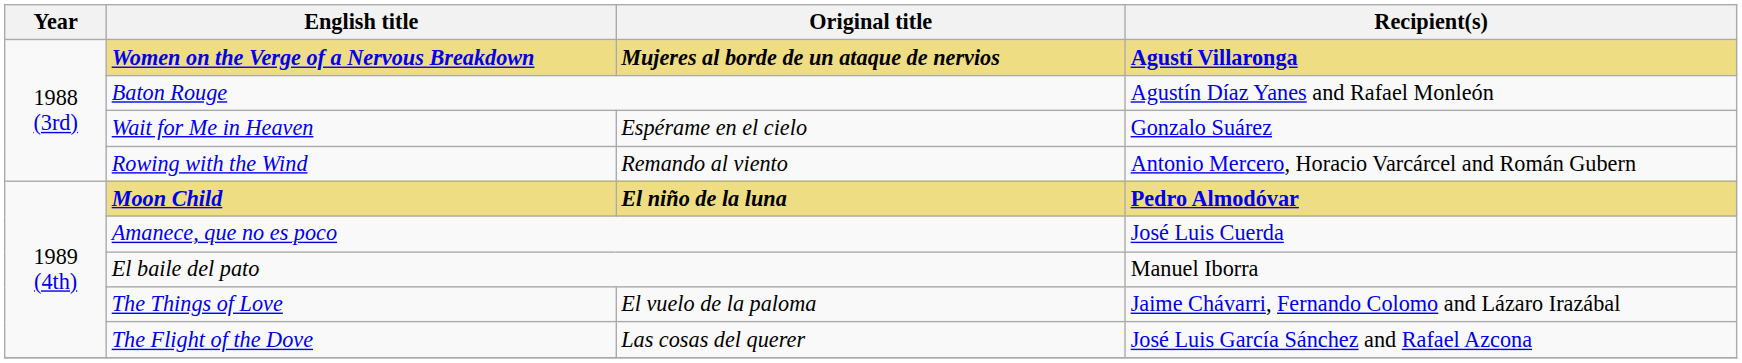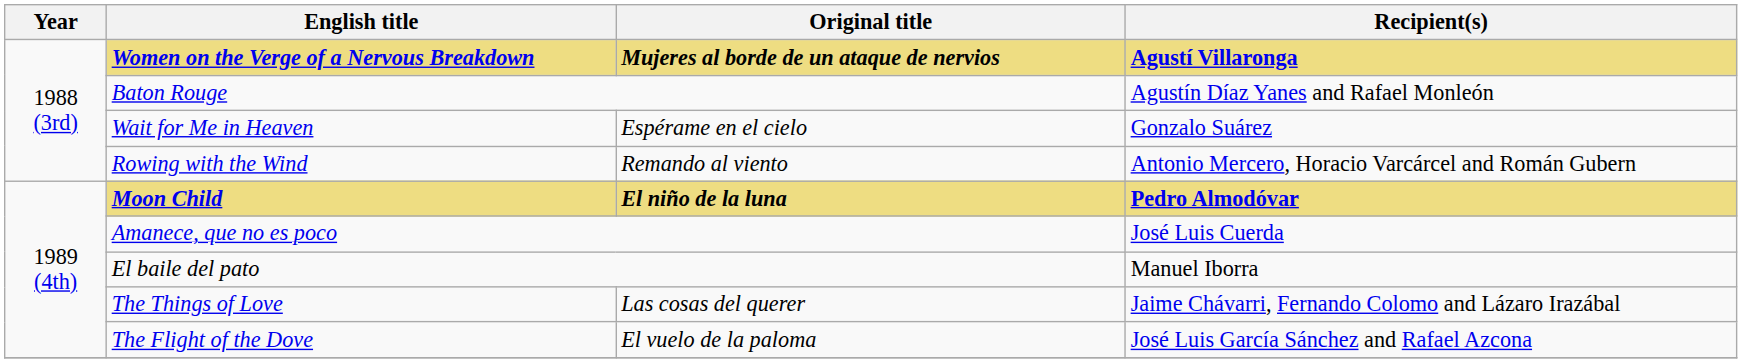(719, 304) El vuelo de la paloma -> (713, 304) Las cosas del querer
(713, 339) Las cosas del querer -> (719, 339) El vuelo de la paloma
